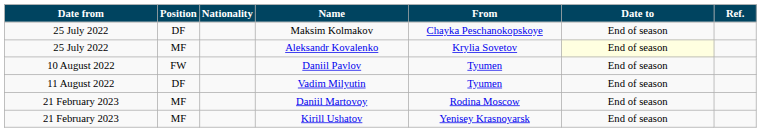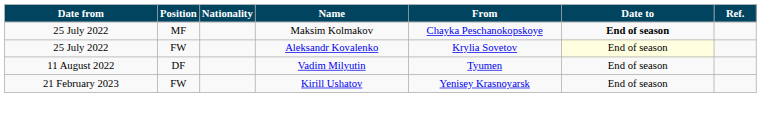(178, 31) DF -> (178, 31) MF
(638, 31) normal -> (638, 31) bold
(178, 48) MF -> (178, 48) FW
- row: (332, 66)
- row: (332, 101)
(178, 119) MF -> (178, 83) FW
